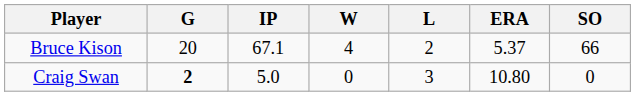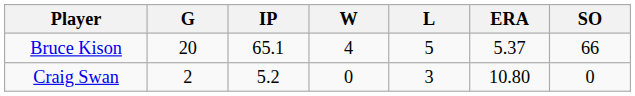(268, 47) 67.1 -> (268, 47) 65.1
(429, 47) 2 -> (429, 47) 5
(188, 76) bold -> (188, 76) normal
(268, 76) 5.0 -> (268, 76) 5.2
